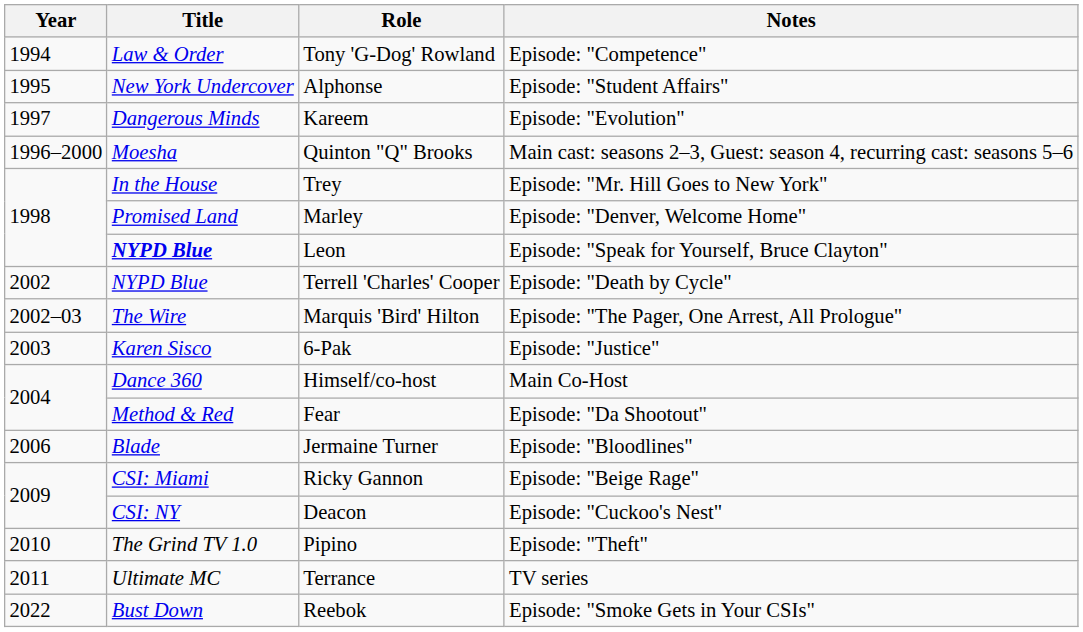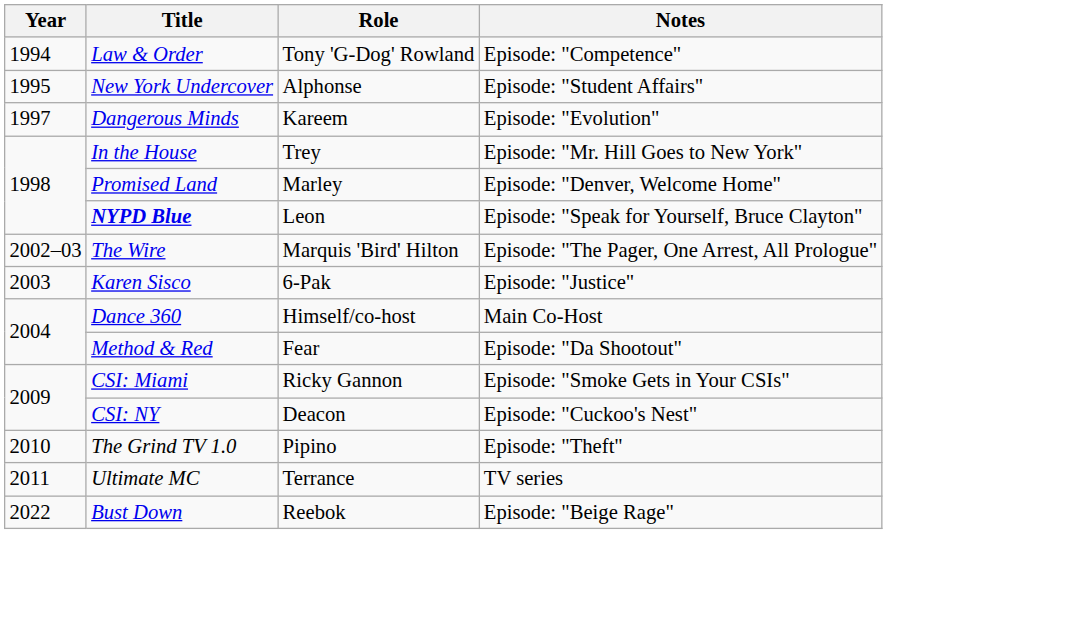- row: (388, 151)
- row: (401, 282)
- row: (371, 446)
(604, 479) Episode: "Beige Rage" -> (637, 380) Episode: "Smoke Gets in Your CSIs"
(662, 610) Episode: "Smoke Gets in Your CSIs" -> (579, 511) Episode: "Beige Rage"
